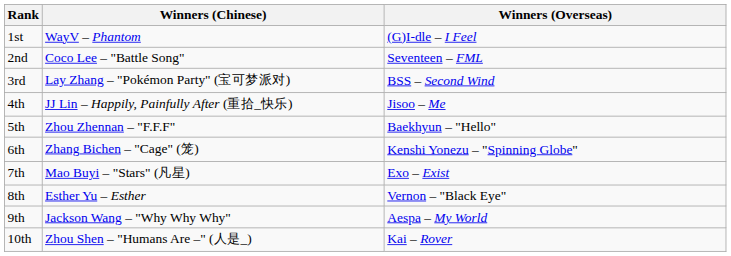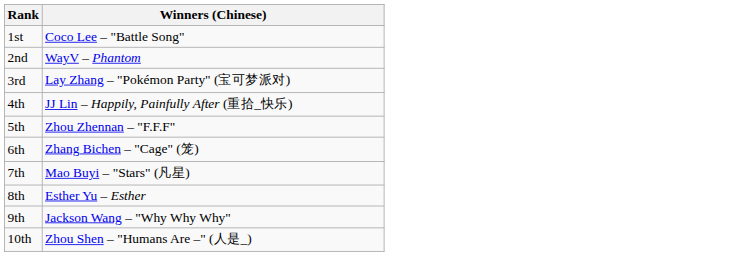- column: (555, 15)
(93, 36) WayV – Phantom -> (115, 36) Coco Lee – "Battle Song"
(115, 57) Coco Lee – "Battle Song" -> (93, 57) WayV – Phantom
